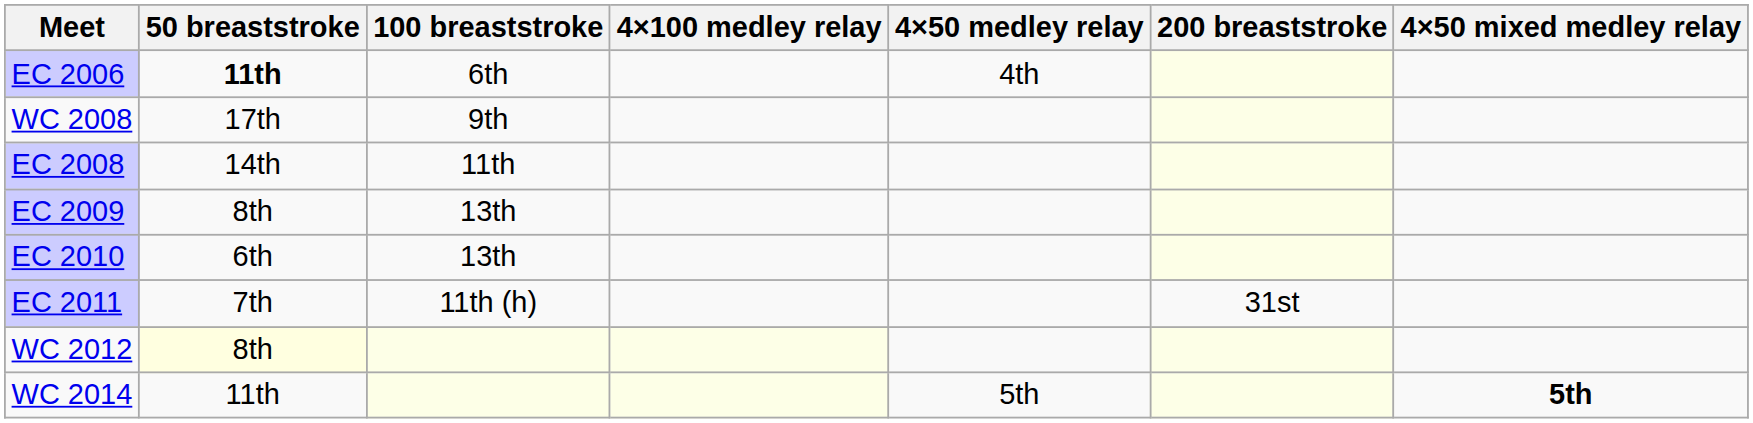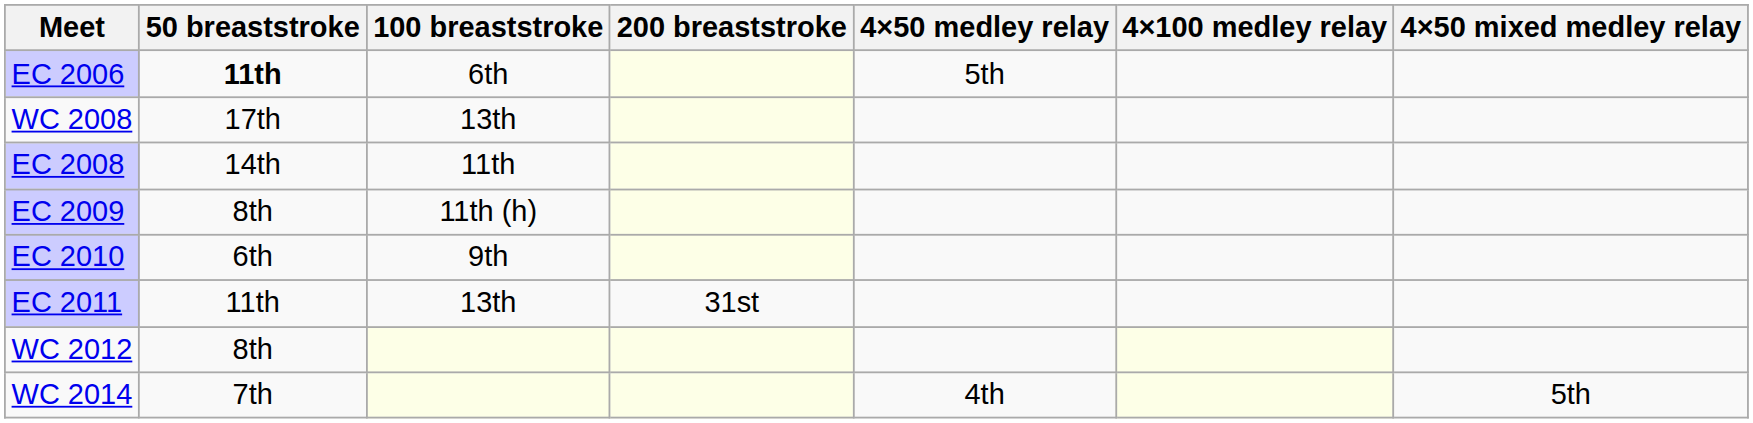columns swapped: (1272, 27) <-> (749, 27)
(1019, 73) 4th -> (985, 73) 5th
(488, 119) 9th -> (488, 119) 13th
(488, 211) 13th -> (488, 211) 11th (h)
(488, 257) 13th -> (488, 257) 9th
(253, 303) 7th -> (253, 303) 11th
(488, 303) 11th (h) -> (488, 303) 13th
(253, 348) lightyellow background -> (253, 348) no background
(253, 394) 11th -> (253, 394) 7th
(1019, 394) 5th -> (985, 394) 4th
(1571, 394) bold -> (1571, 394) normal
